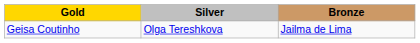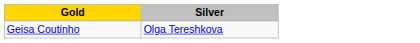- column: (346, 12)
